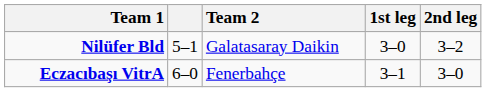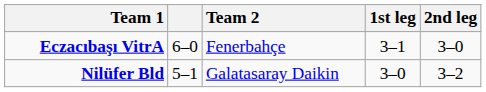rows swapped: (102, 73) <-> (123, 45)
